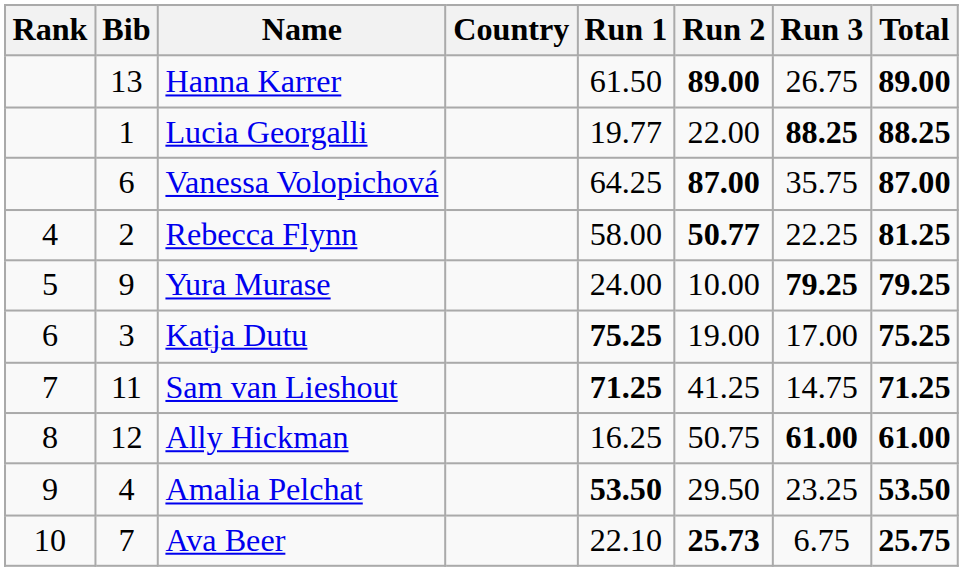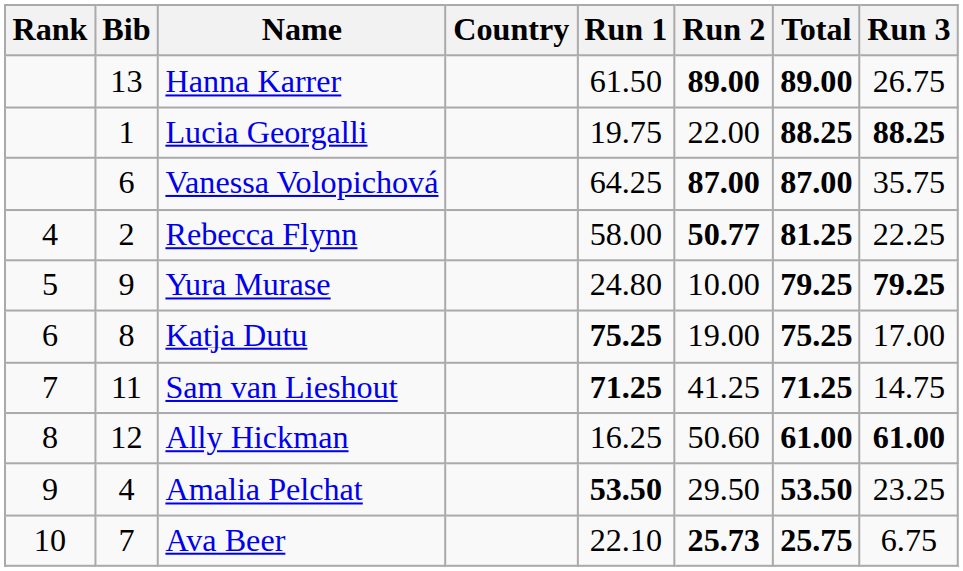columns swapped: (822, 30) <-> (914, 30)
(626, 132) 19.77 -> (626, 132) 19.75
(626, 285) 24.00 -> (626, 285) 24.80
(126, 336) 3 -> (126, 336) 8
(724, 438) 50.75 -> (724, 438) 50.60
